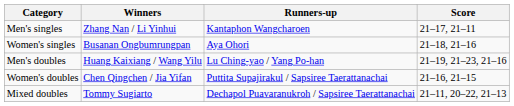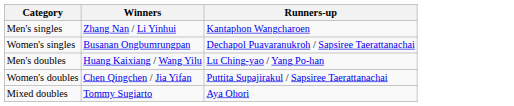- column: (463, 12)
(228, 45) Aya Ohori -> (311, 45) Dechapol Puavaranukroh / Sapsiree Taerattanachai
(311, 93) Dechapol Puavaranukroh / Sapsiree Taerattanachai -> (228, 93) Aya Ohori
